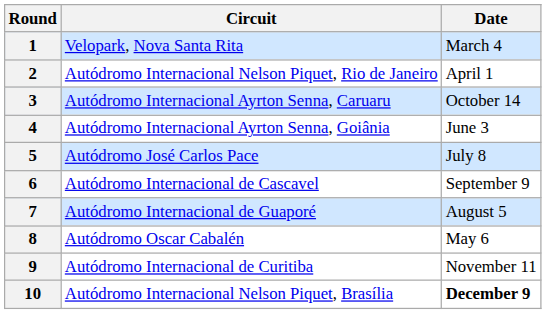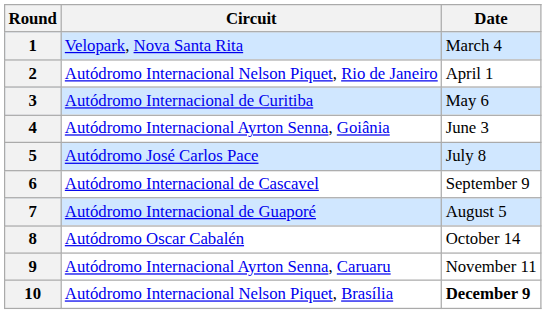(228, 100) Autódromo Internacional Ayrton Senna, Caruaru -> (189, 100) Autódromo Internacional de Curitiba
(483, 100) October 14 -> (467, 100) May 6
(467, 238) May 6 -> (483, 238) October 14
(189, 266) Autódromo Internacional de Curitiba -> (228, 266) Autódromo Internacional Ayrton Senna, Caruaru
